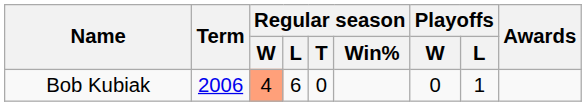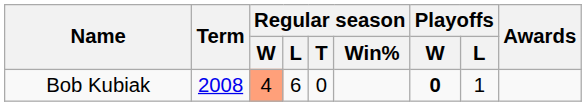(221, 85) 2006 -> (221, 85) 2008
(435, 85) normal -> (435, 85) bold
